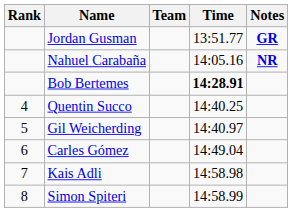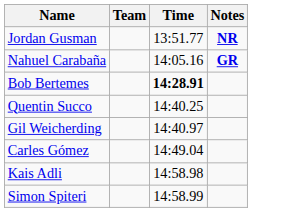- column: (24, 15)
(267, 38) GR -> (227, 38) NR
(267, 60) NR -> (227, 60) GR
